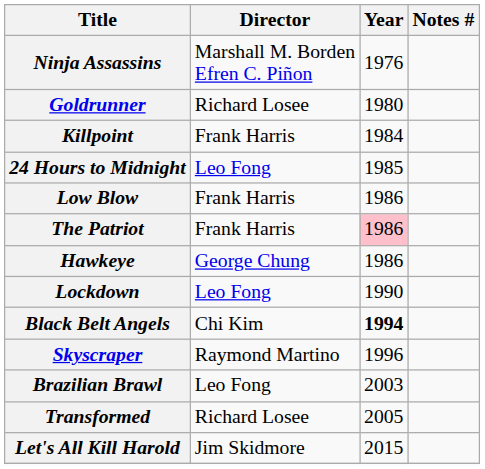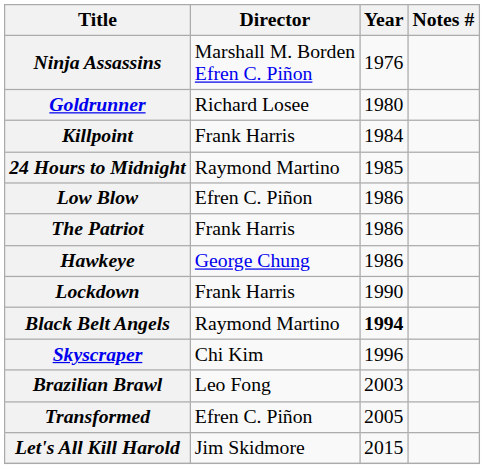(233, 167) Leo Fong -> (267, 167) Raymond Martino
(245, 198) Frank Harris -> (254, 198) Efren C. Piñon
(384, 229) pink background -> (384, 229) no background
(233, 291) Leo Fong -> (245, 291) Frank Harris
(229, 323) Chi Kim -> (267, 323) Raymond Martino
(267, 354) Raymond Martino -> (229, 354) Chi Kim
(252, 416) Richard Losee -> (254, 416) Efren C. Piñon
